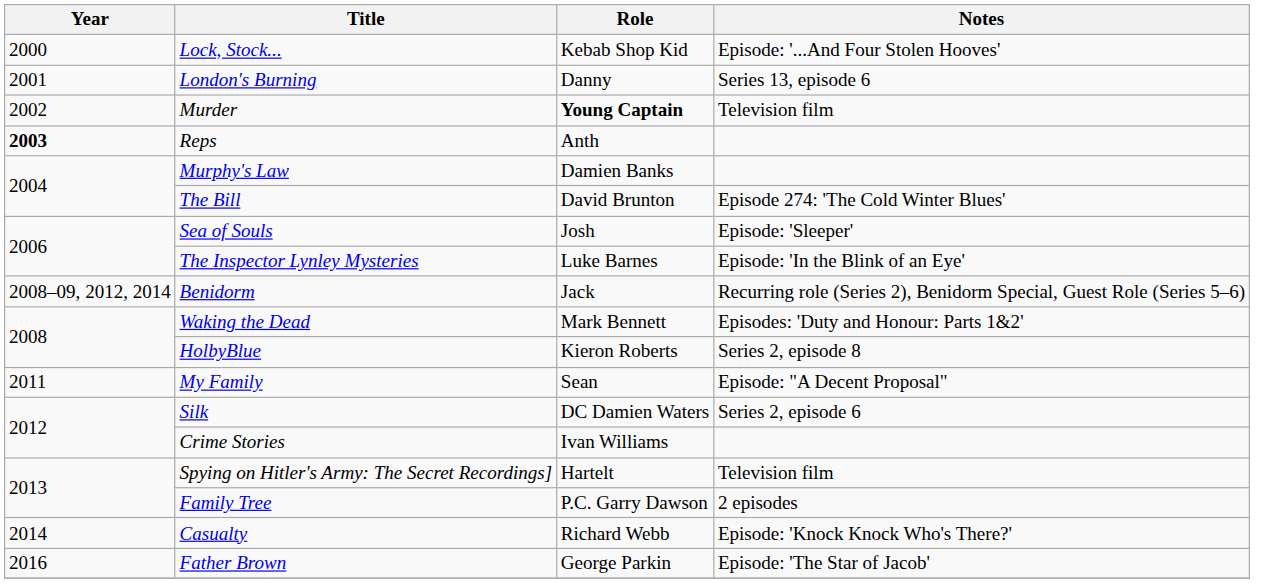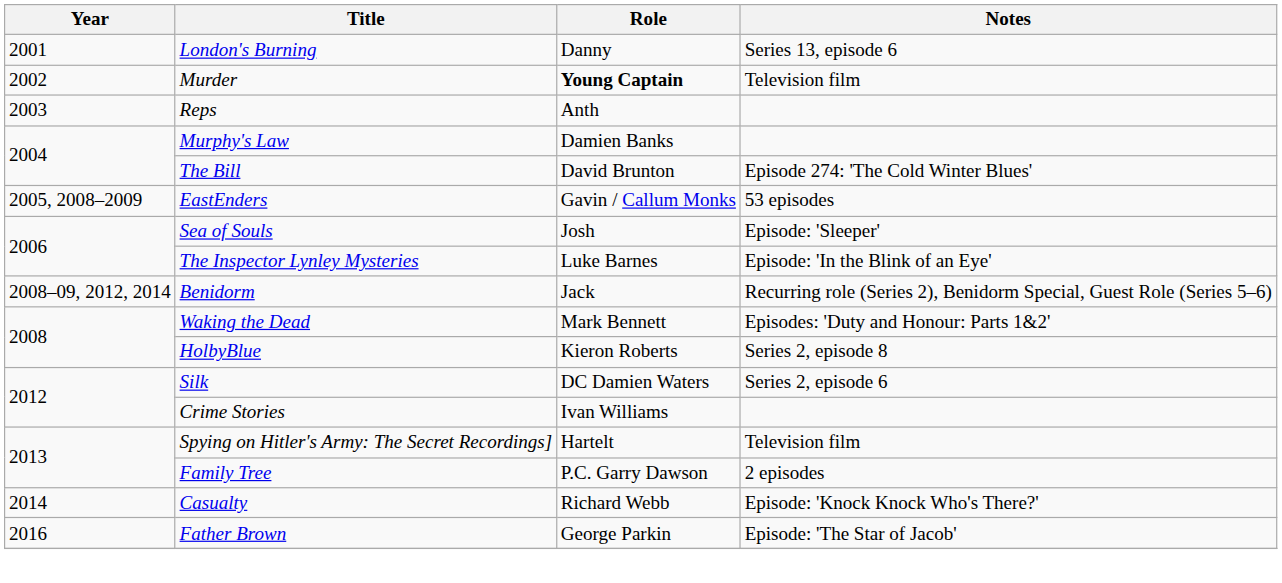- row: (231, 49)
(28, 140) bold -> (28, 110) normal
+ row: (223, 200)
- row: (221, 381)
